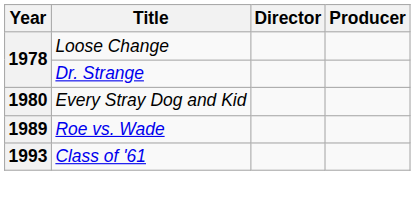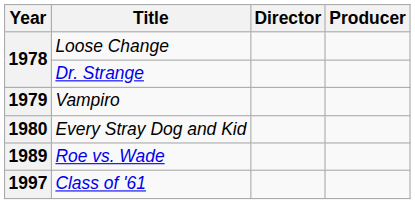+ row: (88, 101)
(28, 156) 1993 -> (28, 184) 1997
